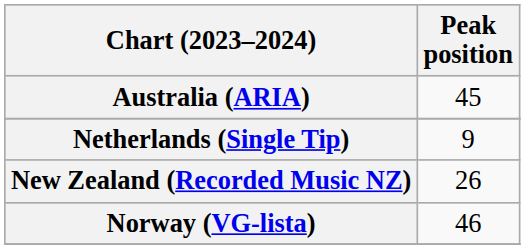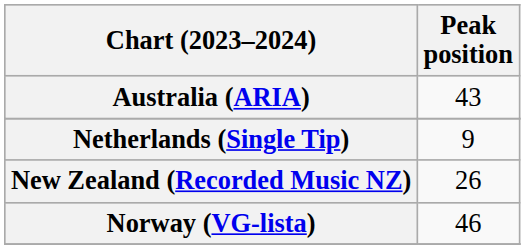(468, 97) 45 -> (468, 97) 43
